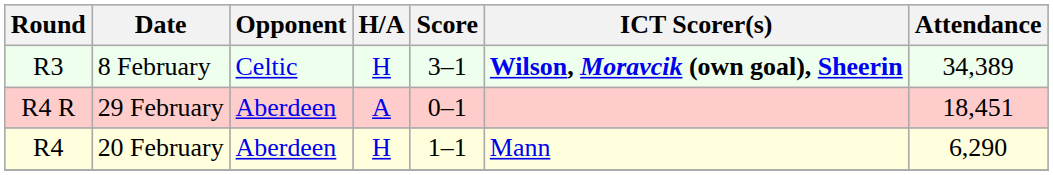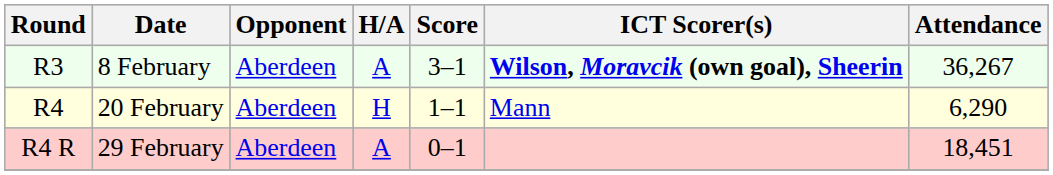(267, 66) Celtic -> (286, 66) Aberdeen
(381, 66) H -> (381, 66) A
(978, 66) 34,389 -> (978, 66) 36,267
rows swapped: (161, 148) <-> (161, 107)
